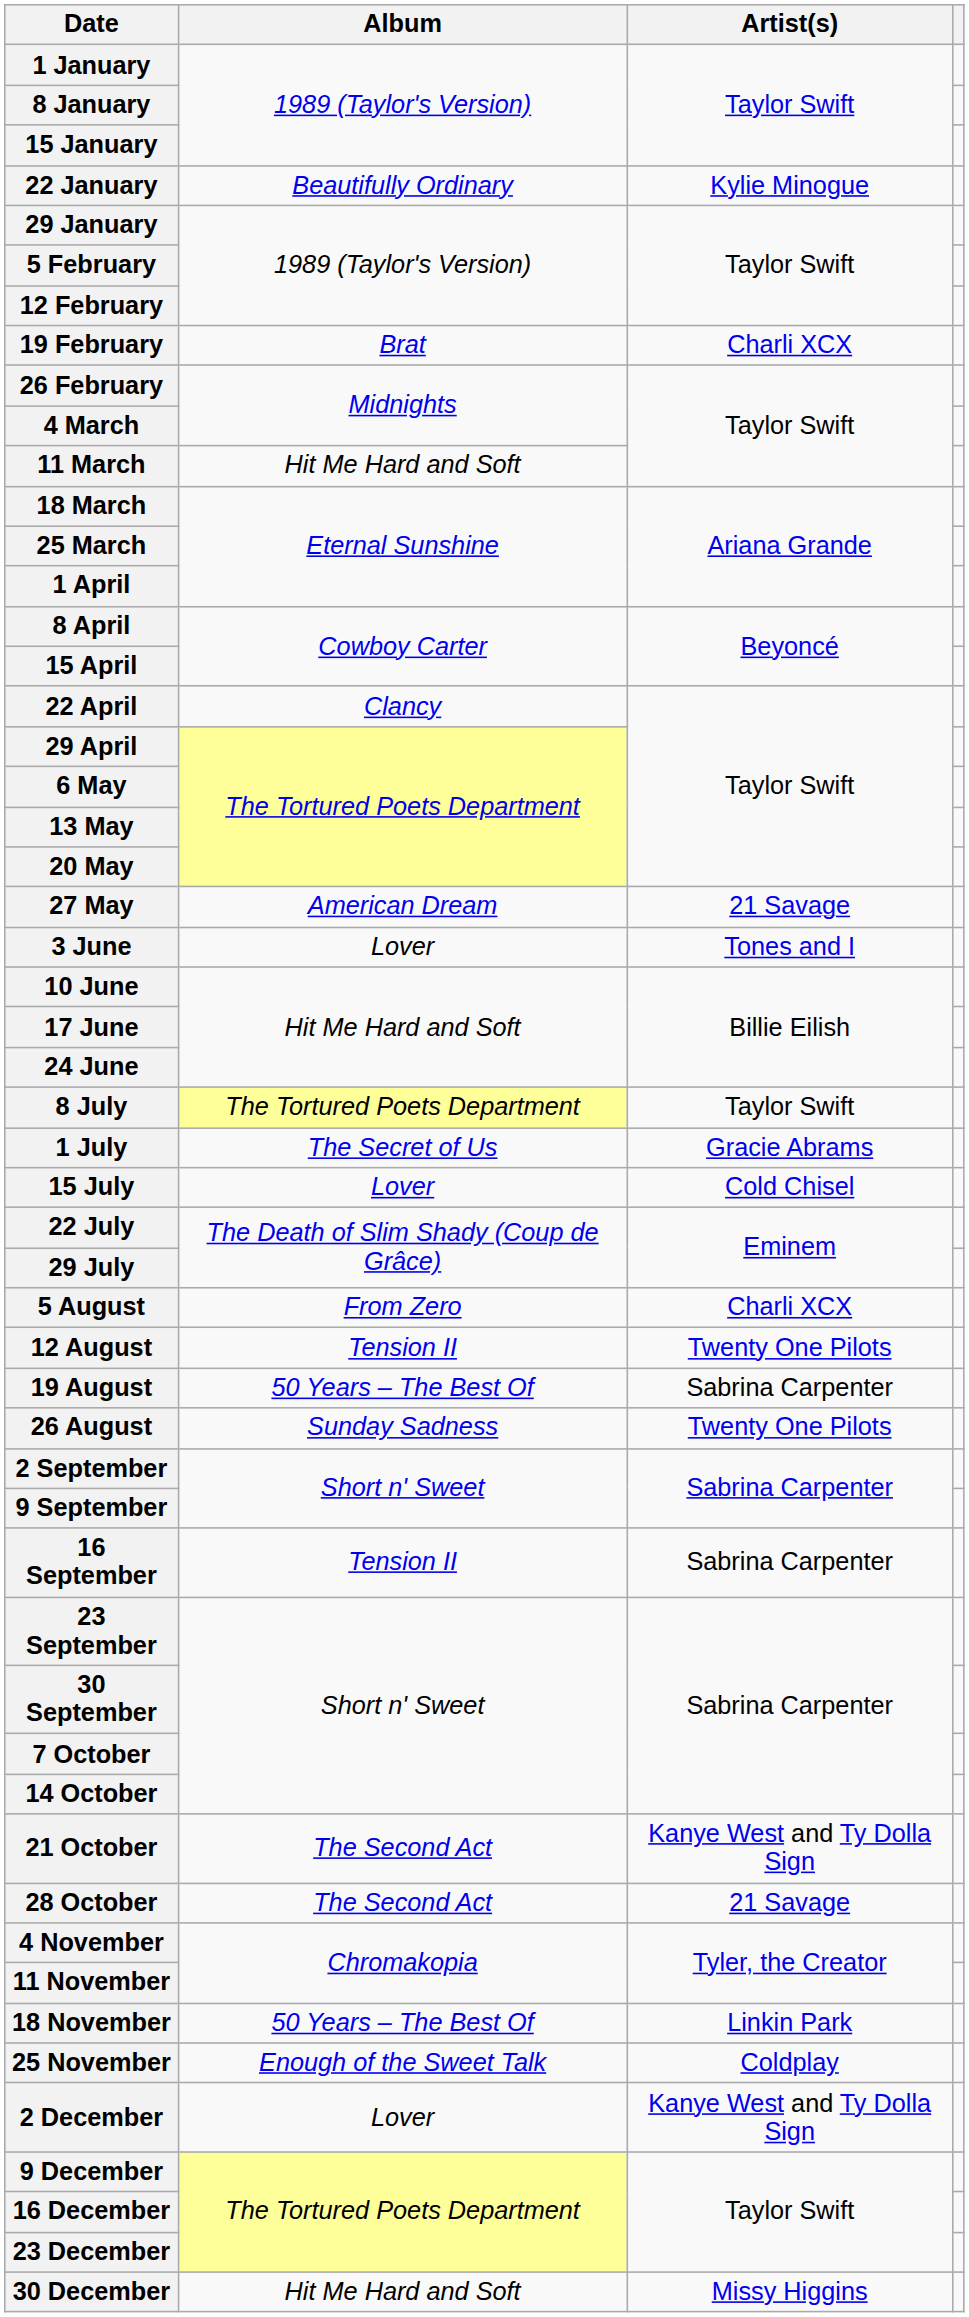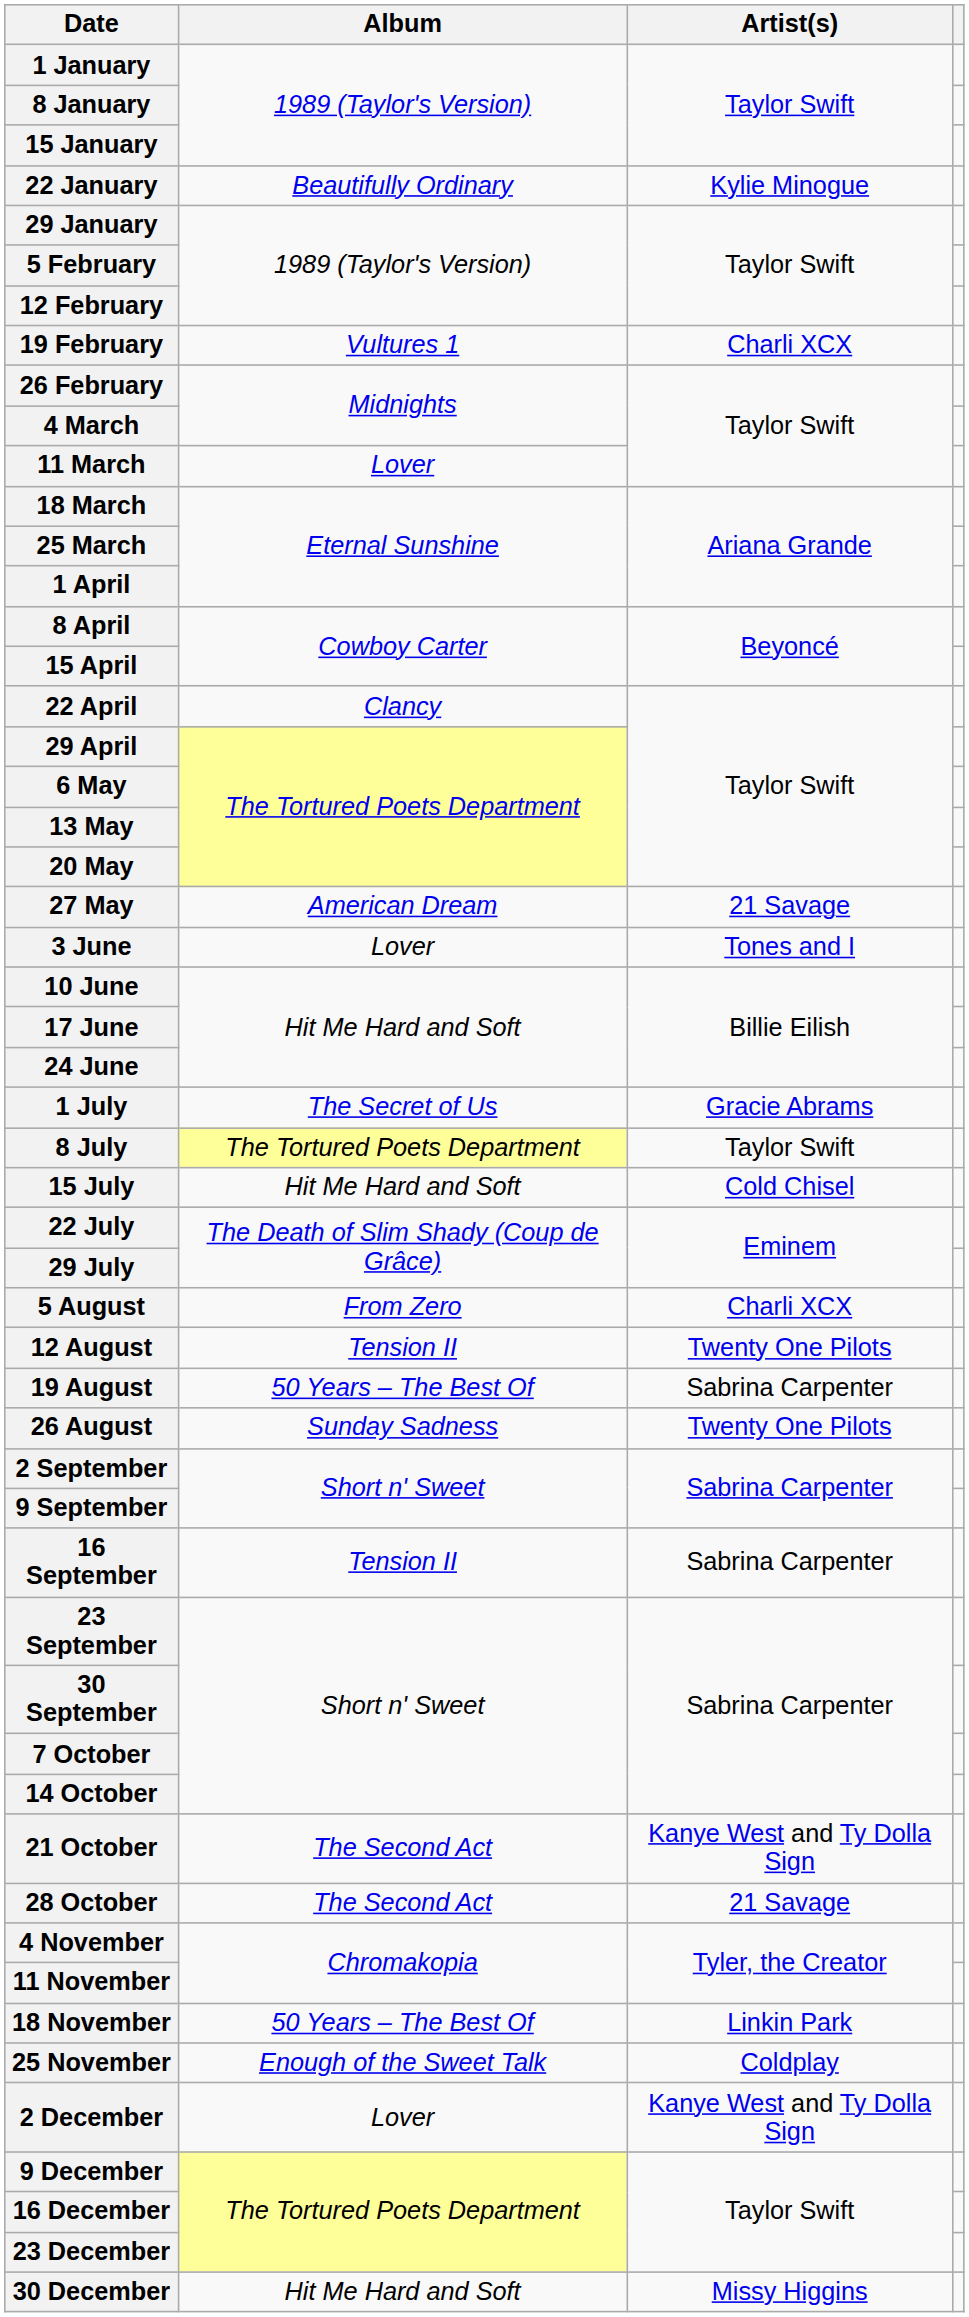(403, 345) Brat -> (403, 345) Vultures 1
(403, 465) Hit Me Hard and Soft -> (403, 465) Lover
rows swapped: (91, 1147) <-> (91, 1107)
(403, 1187) Lover -> (403, 1187) Hit Me Hard and Soft
